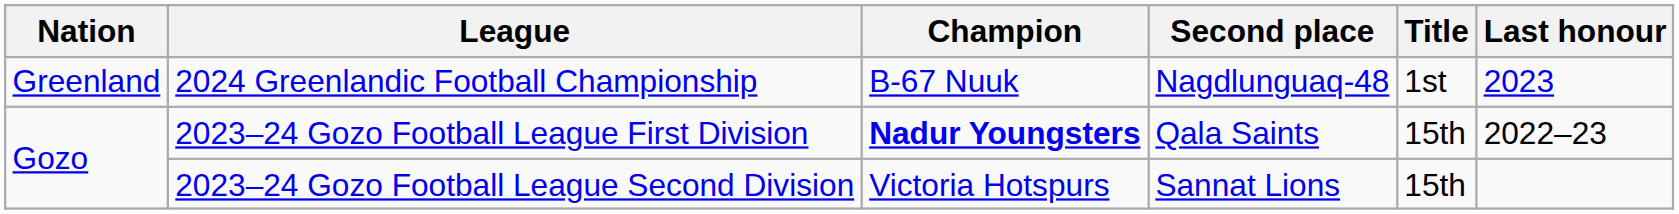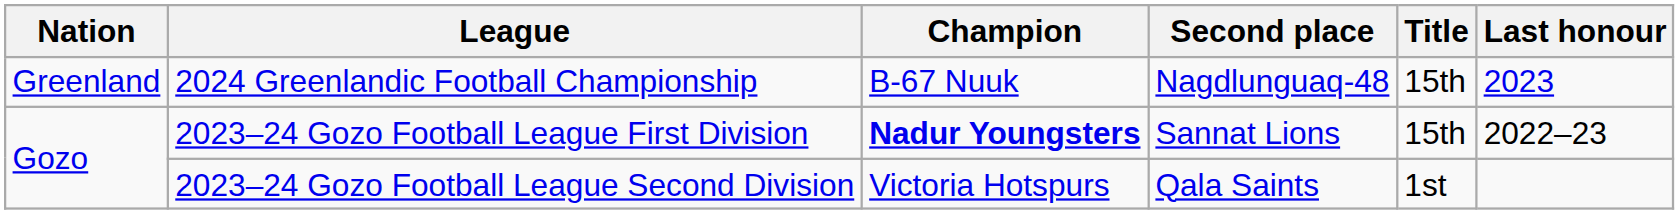(1425, 82) 1st -> (1435, 82) 15th
(1237, 133) Qala Saints -> (1248, 133) Sannat Lions
(1248, 184) Sannat Lions -> (1237, 184) Qala Saints
(1435, 184) 15th -> (1425, 184) 1st
